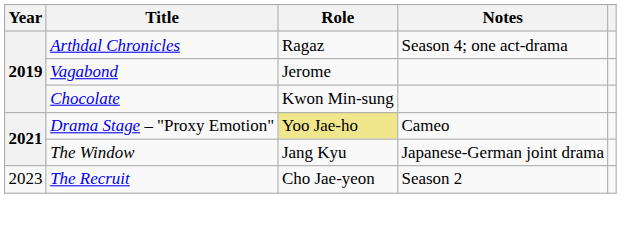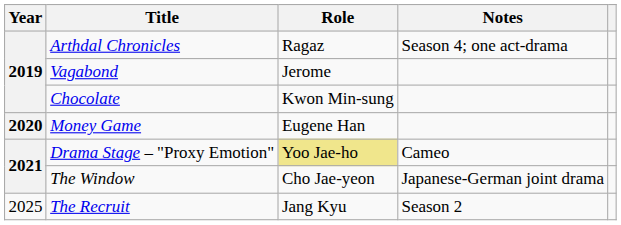+ row: (96, 125)
(314, 152) Jang Kyu -> (328, 179) Cho Jae-yeon
(25, 179) 2023 -> (25, 206) 2025
(328, 179) Cho Jae-yeon -> (314, 206) Jang Kyu
